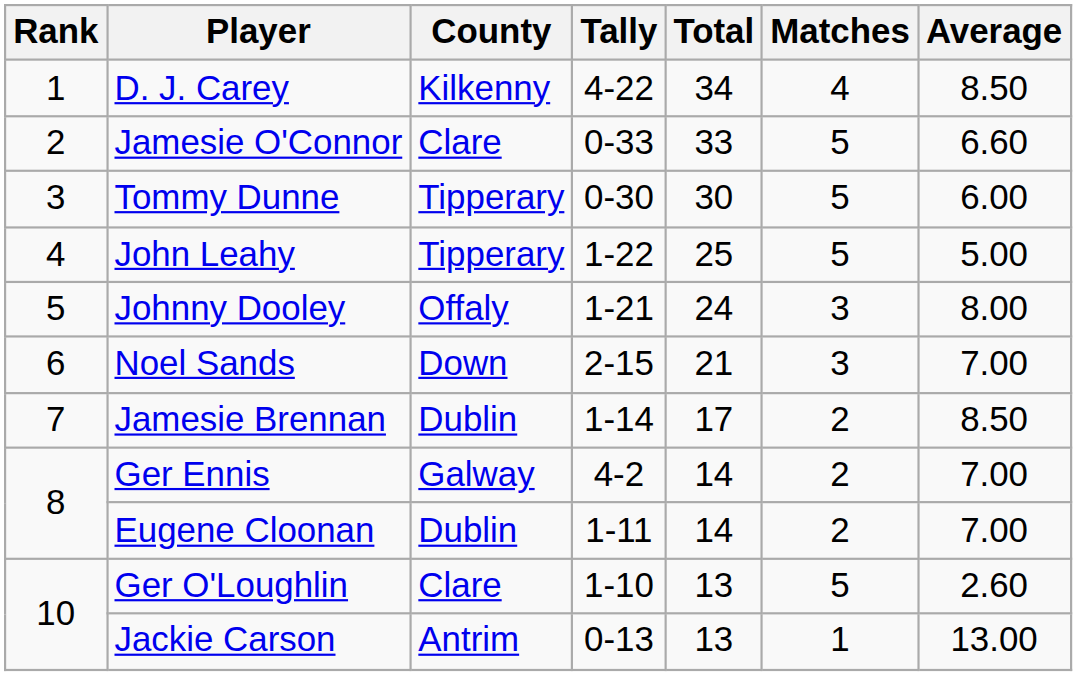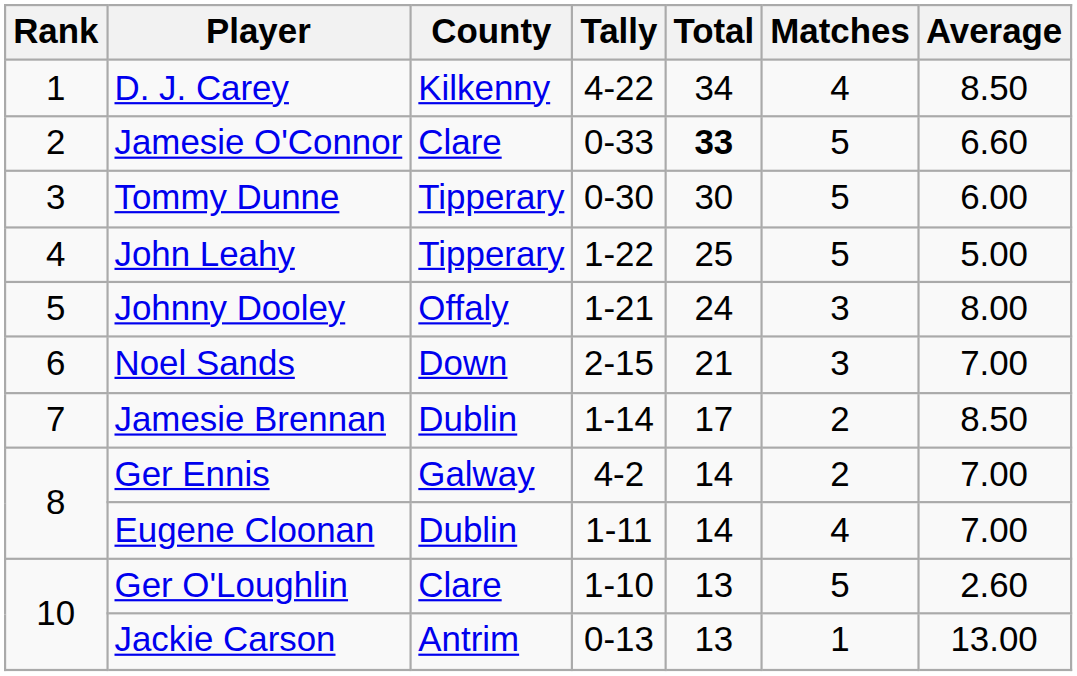(714, 142) normal -> (714, 142) bold
(840, 530) 2 -> (840, 530) 4
